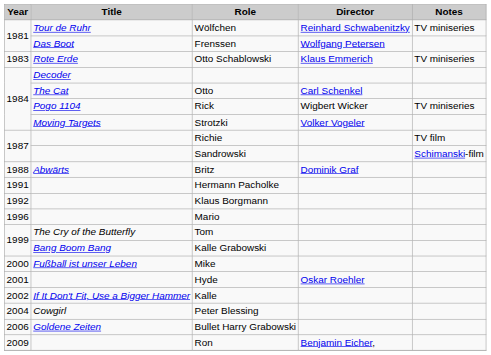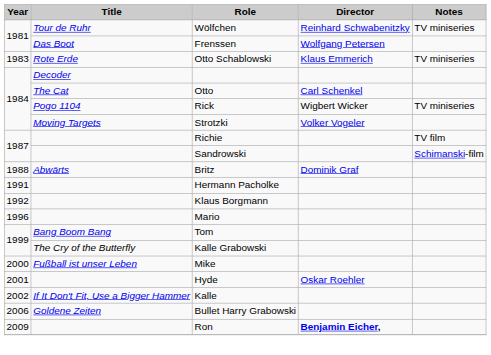(84, 232) The Cry of the Butterfly -> (72, 232) Bang Boom Bang
(72, 248) Bang Boom Bang -> (84, 248) The Cry of the Butterfly
- row: (18, 311)
(338, 342) normal -> (341, 327) bold
